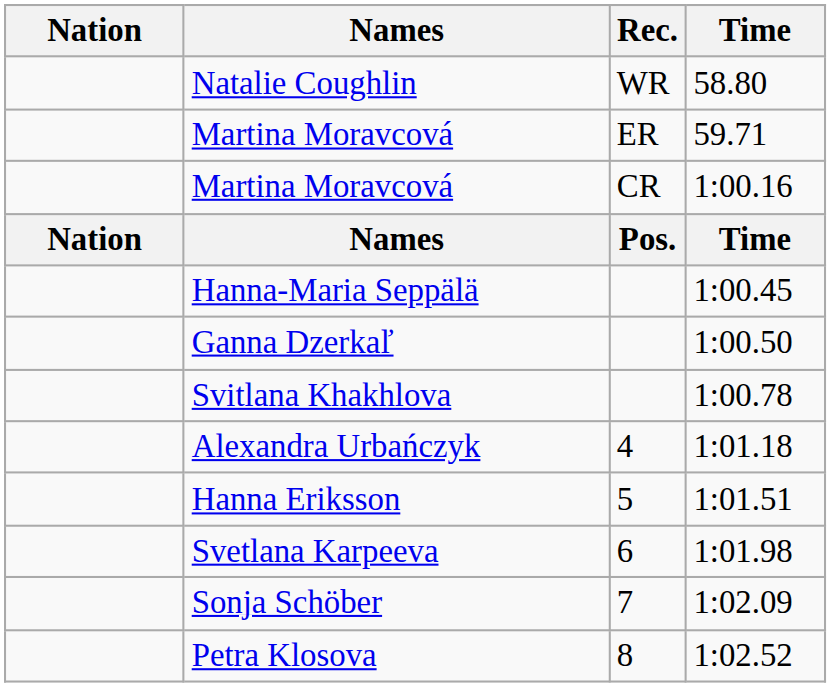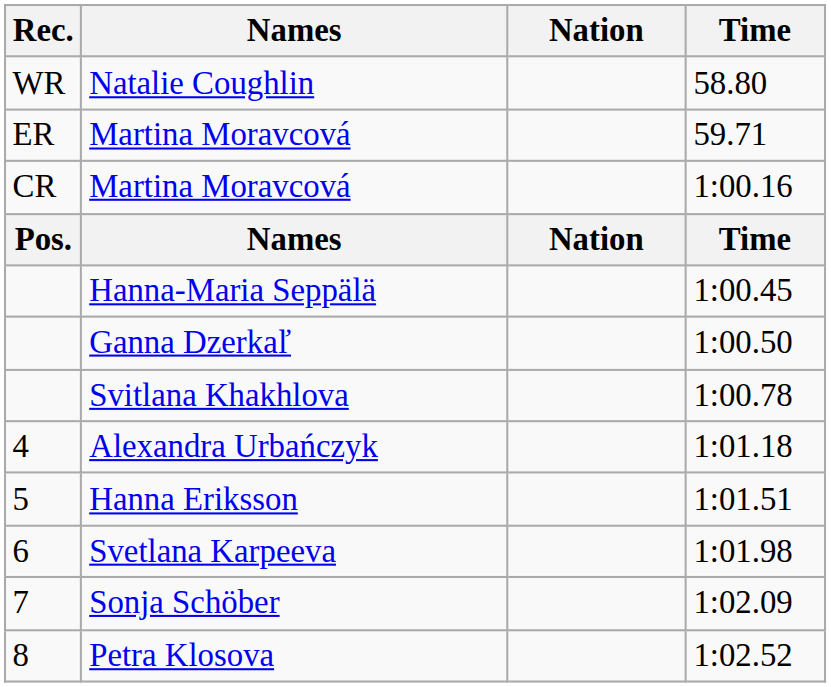columns swapped: (648, 30) <-> (95, 30)
